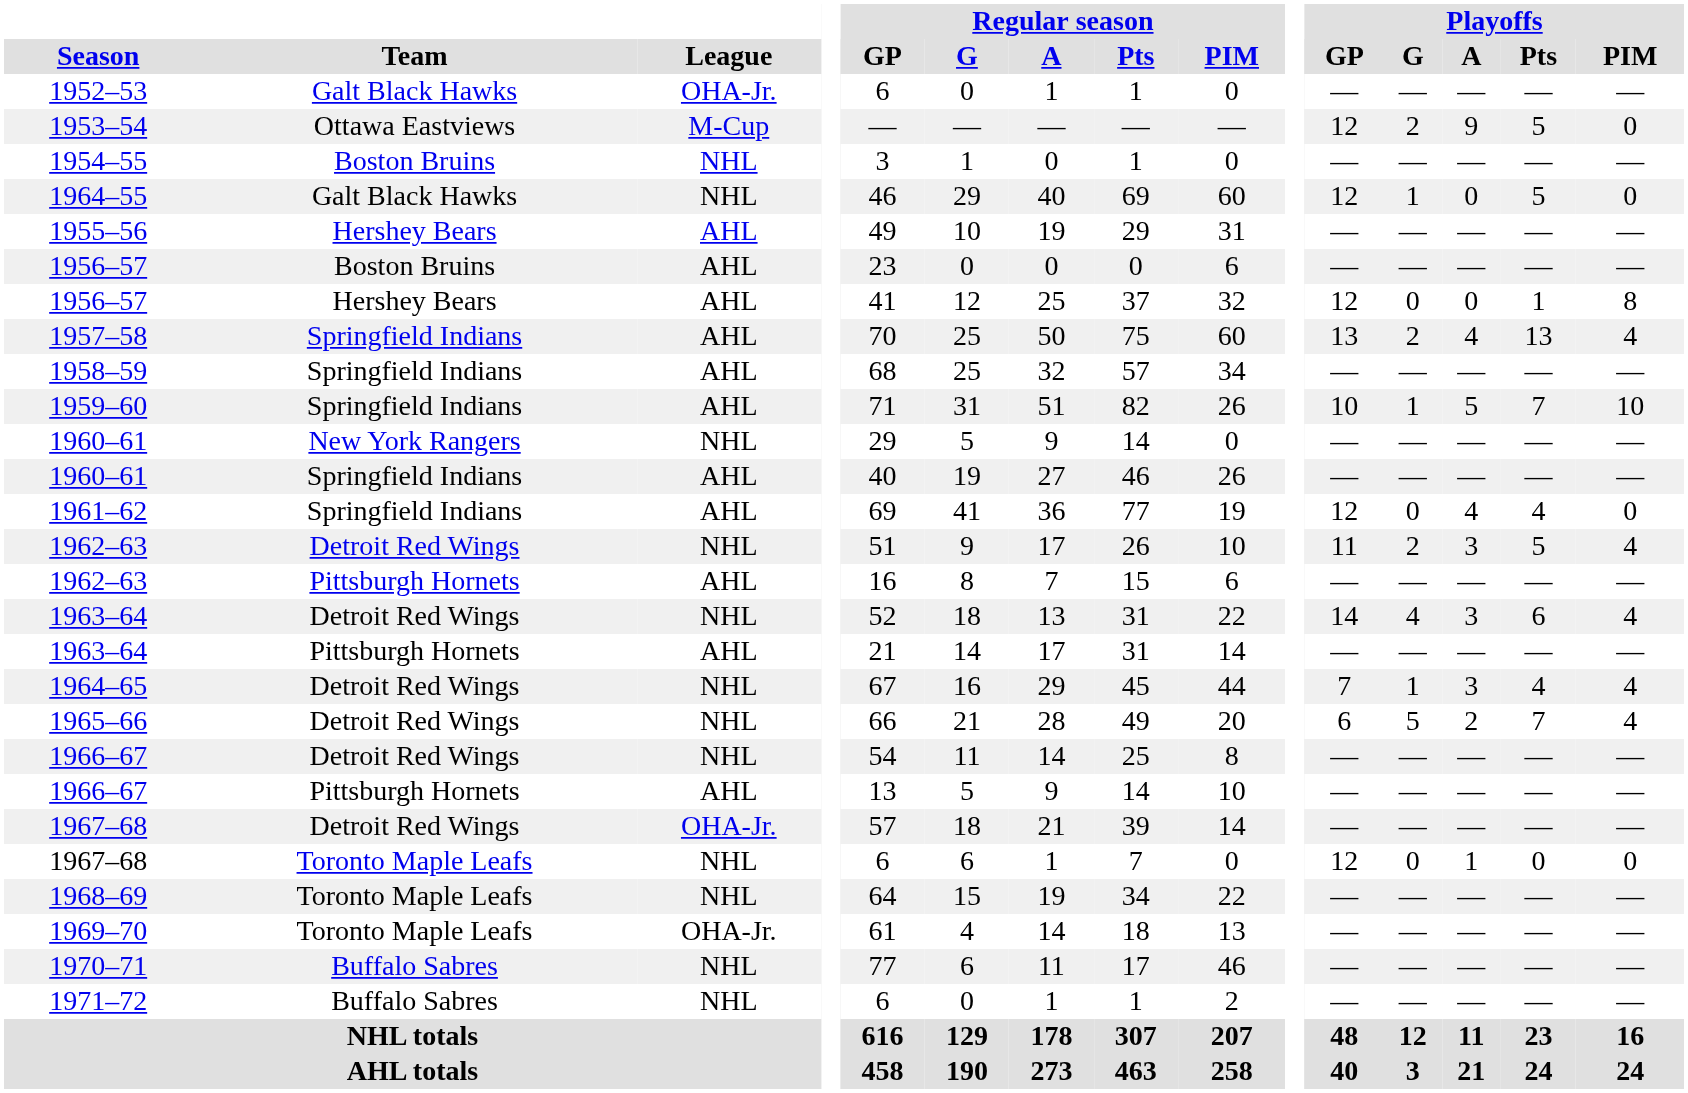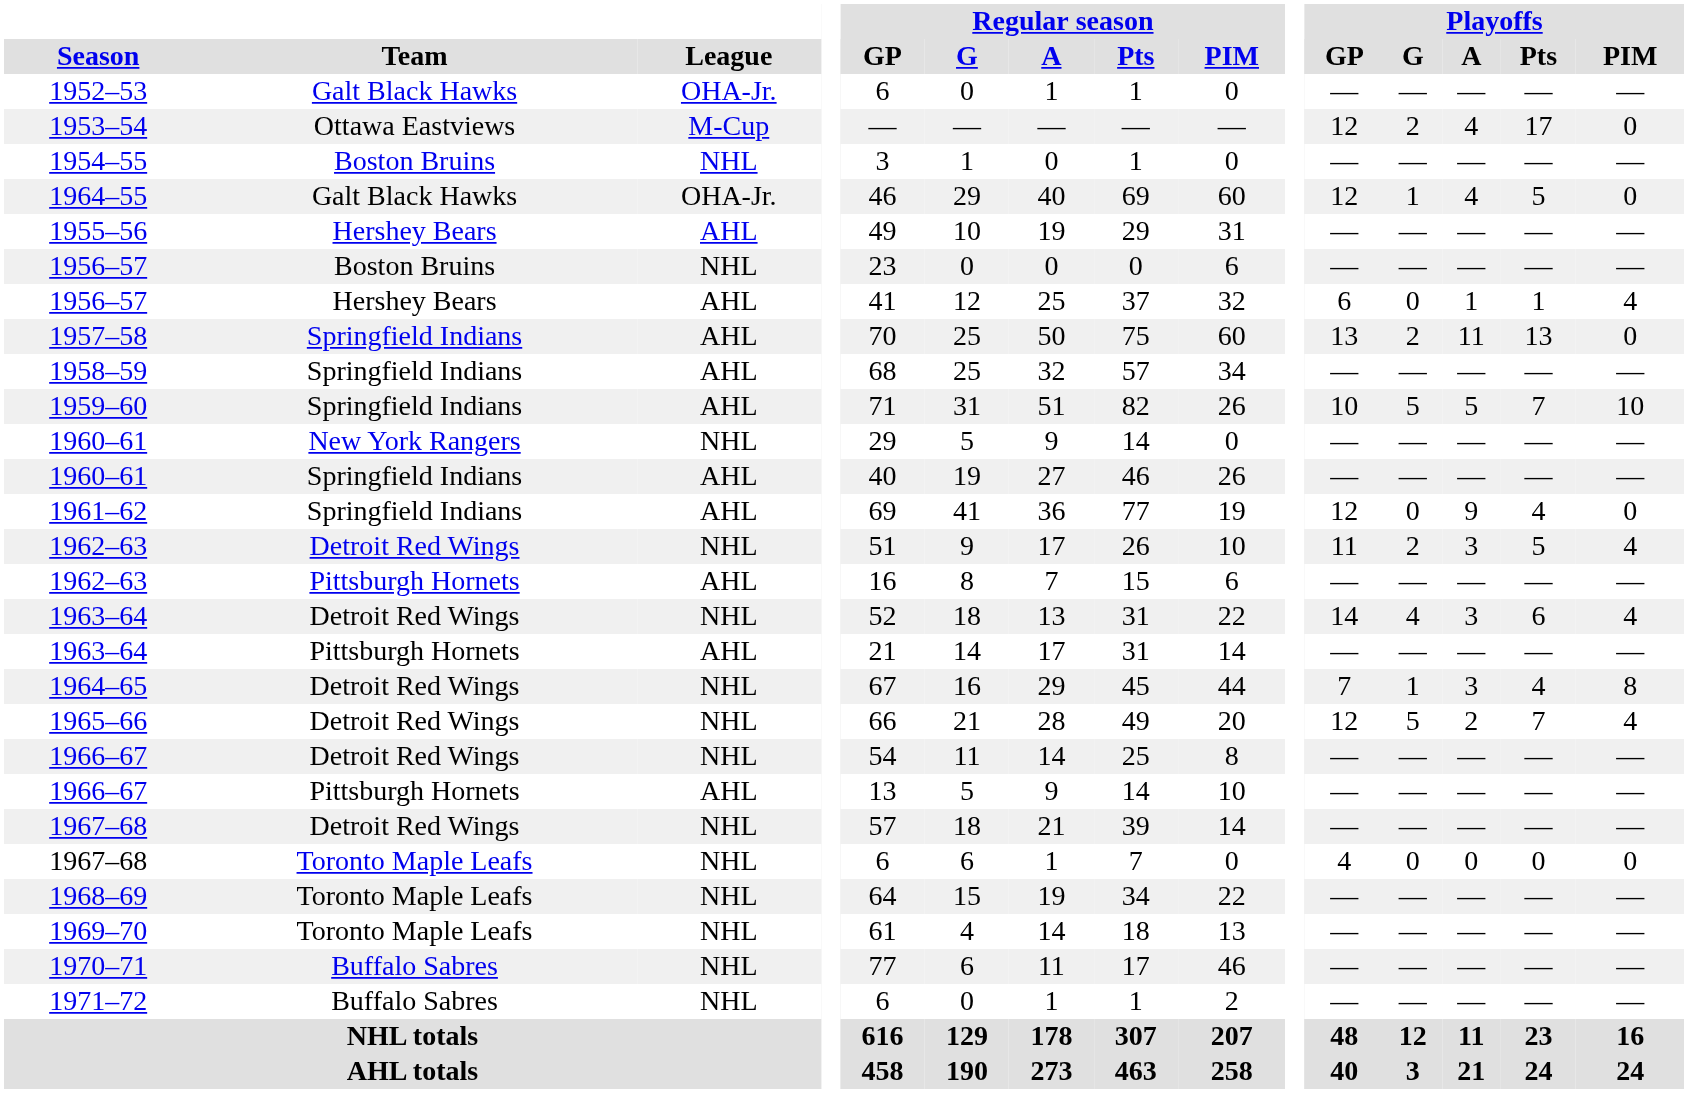(1471, 126) 9 -> (1471, 126) 4
(1538, 126) 5 -> (1538, 126) 17
(729, 196) NHL -> (729, 196) OHA-Jr.
(1471, 196) 0 -> (1471, 196) 4
(729, 266) AHL -> (729, 266) NHL
(1344, 301) 12 -> (1344, 301) 6
(1471, 301) 0 -> (1471, 301) 1
(1630, 301) 8 -> (1630, 301) 4
(1471, 336) 4 -> (1471, 336) 11
(1630, 336) 4 -> (1630, 336) 0
(1413, 406) 1 -> (1413, 406) 5
(1471, 511) 4 -> (1471, 511) 9
(1630, 686) 4 -> (1630, 686) 8
(1344, 721) 6 -> (1344, 721) 12
(729, 826) OHA-Jr. -> (729, 826) NHL
(1344, 861) 12 -> (1344, 861) 4
(1471, 861) 1 -> (1471, 861) 0
(729, 931) OHA-Jr. -> (729, 931) NHL
